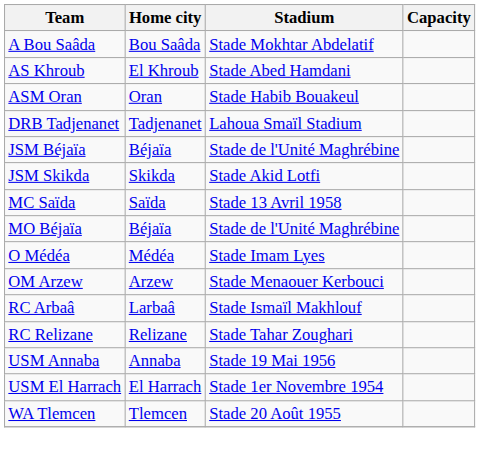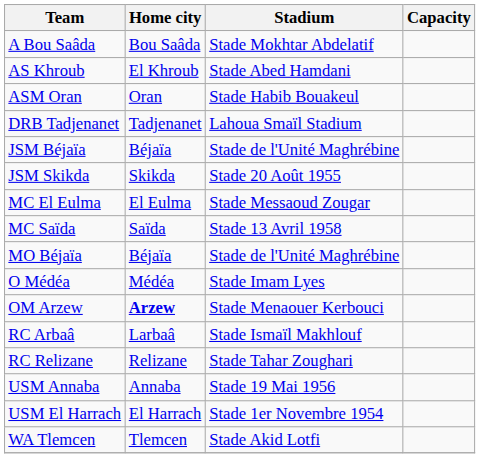(265, 176) Stade Akid Lotfi -> (275, 176) Stade 20 Août 1955
+ row: (55, 202)
(151, 281) normal -> (152, 307) bold
(275, 413) Stade 20 Août 1955 -> (265, 439) Stade Akid Lotfi
